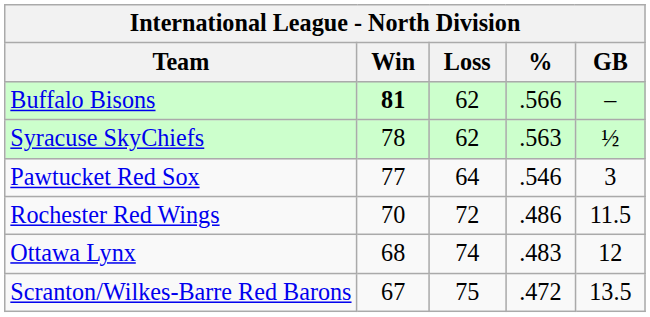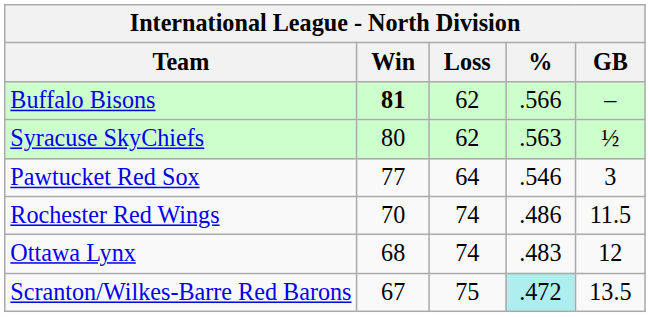(393, 138) 78 -> (393, 138) 80
(467, 215) 72 -> (467, 215) 74
(540, 291) no background -> (540, 291) paleturquoise background
